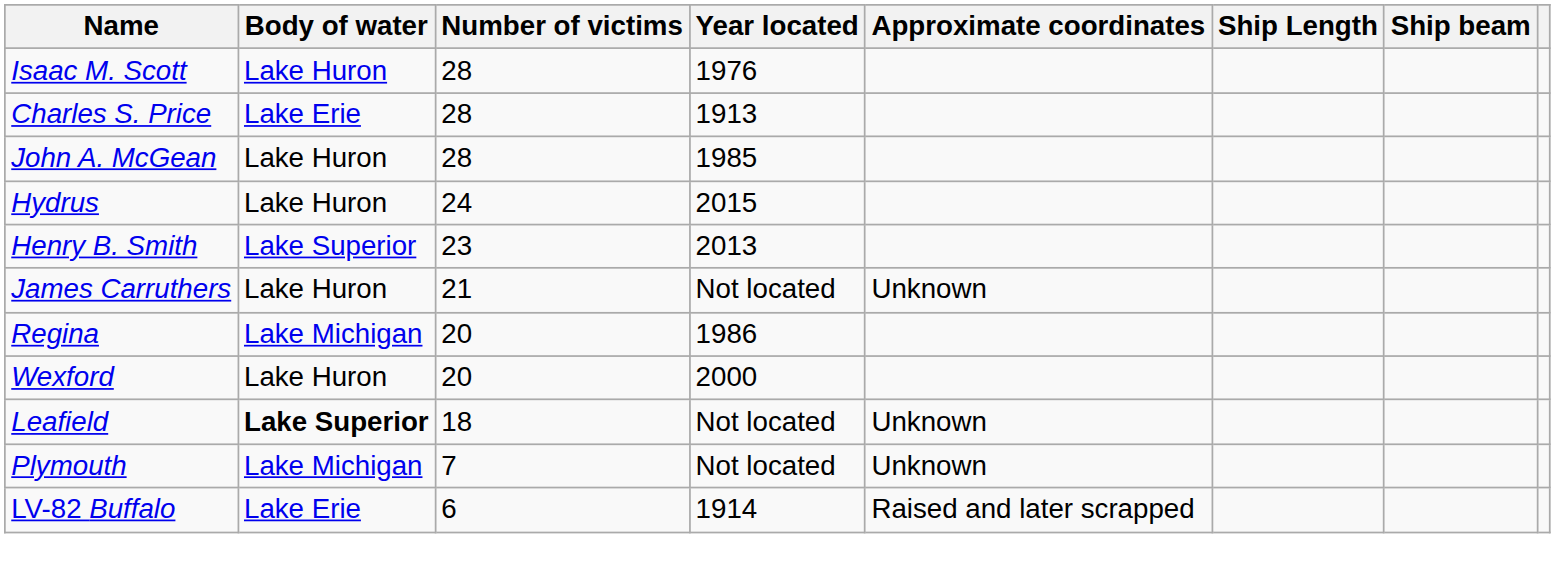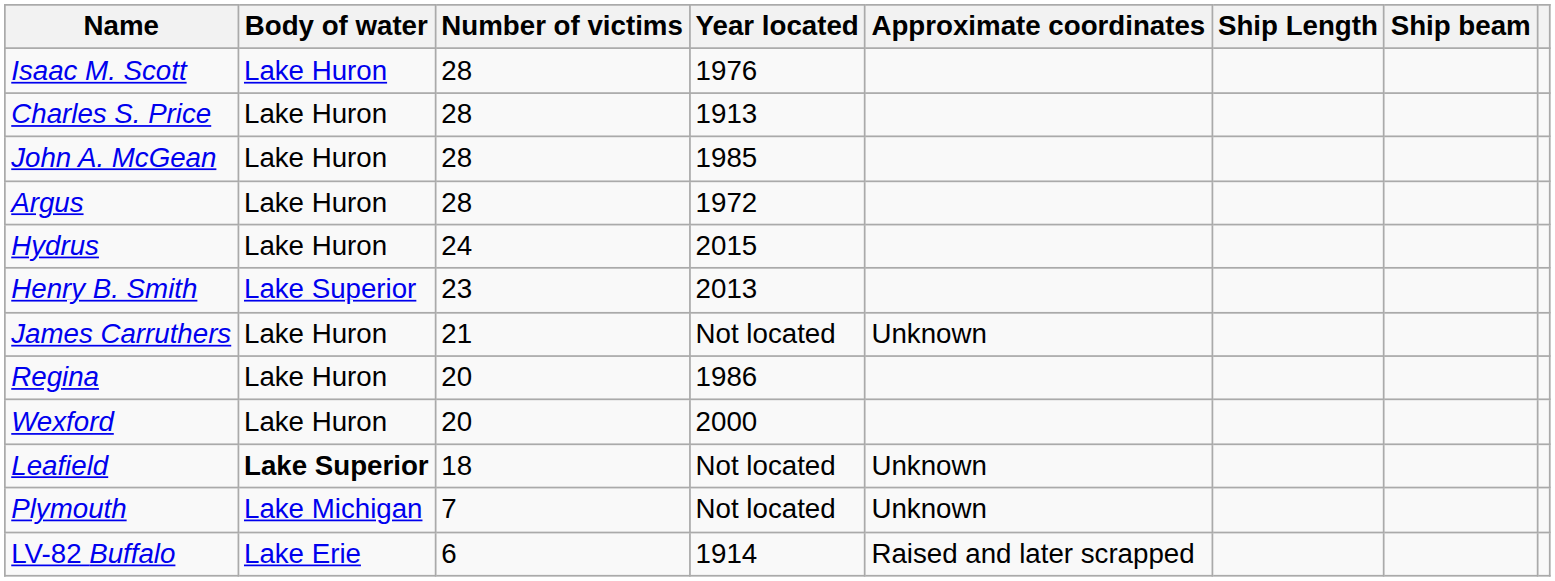(302, 114) Lake Erie -> (316, 114) Lake Huron
+ row: (47, 202)
(333, 333) Lake Michigan -> (316, 377) Lake Huron
